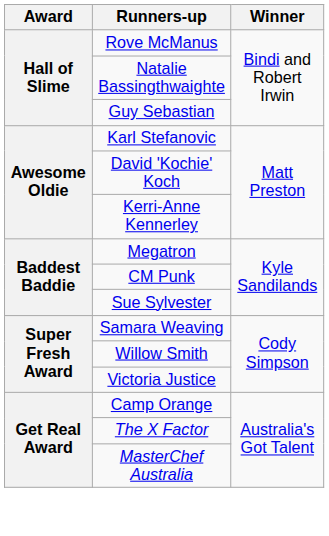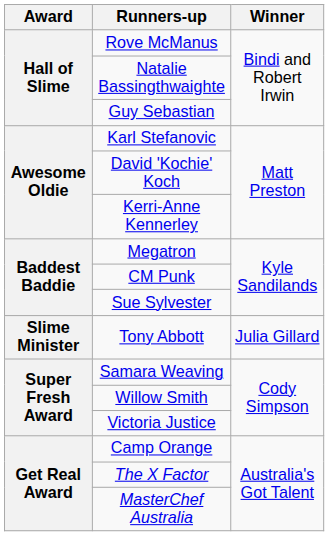+ row: (162, 337)
